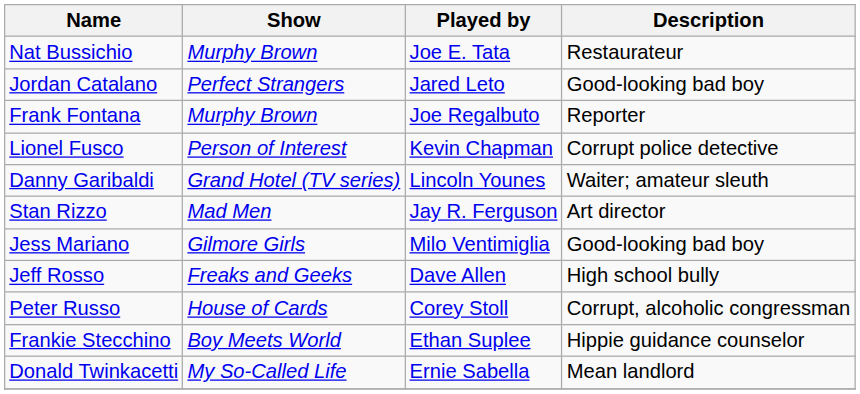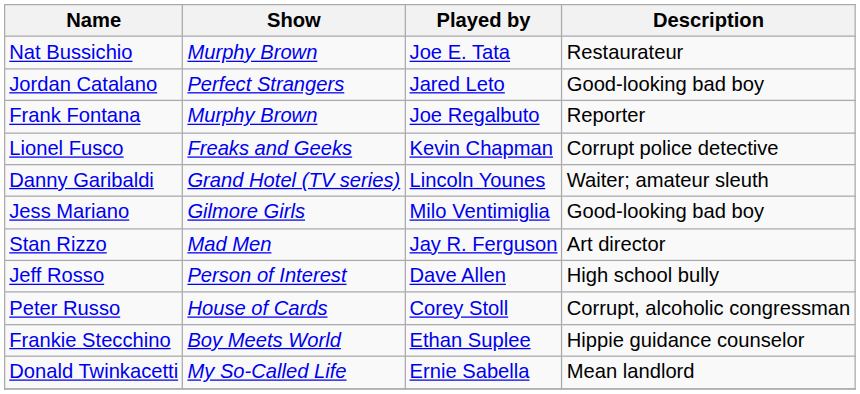(267, 148) Person of Interest -> (270, 148) Freaks and Geeks
rows swapped: (69, 244) <-> (58, 212)
(270, 276) Freaks and Geeks -> (267, 276) Person of Interest
